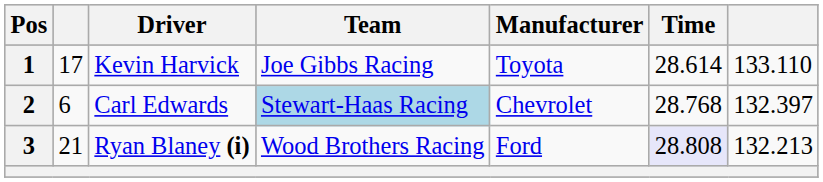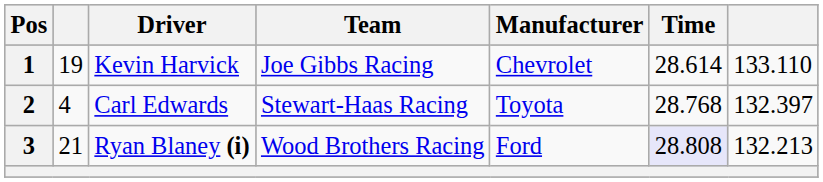(71, 65) 17 -> (71, 65) 19
(530, 65) Toyota -> (544, 65) Chevrolet
(65, 105) 6 -> (65, 105) 4
(365, 105) lightblue background -> (365, 105) no background
(544, 105) Chevrolet -> (530, 105) Toyota
